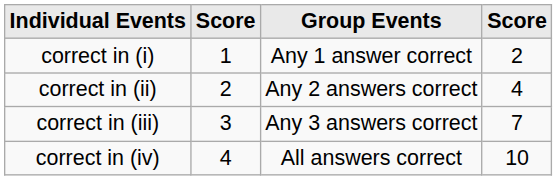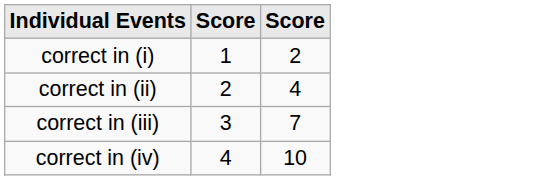- column: (371, 21)
